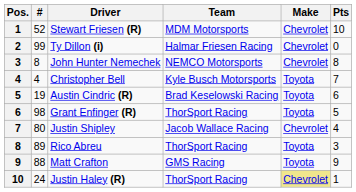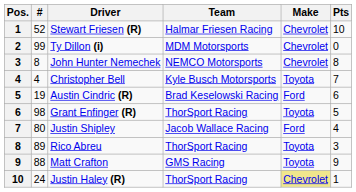(207, 29) MDM Motorsports -> (219, 29) Halmar Friesen Racing
(219, 46) Halmar Friesen Racing -> (207, 46) MDM Motorsports
(299, 96) Toyota -> (294, 96) Ford
(306, 129) Chevrolet -> (294, 129) Ford
